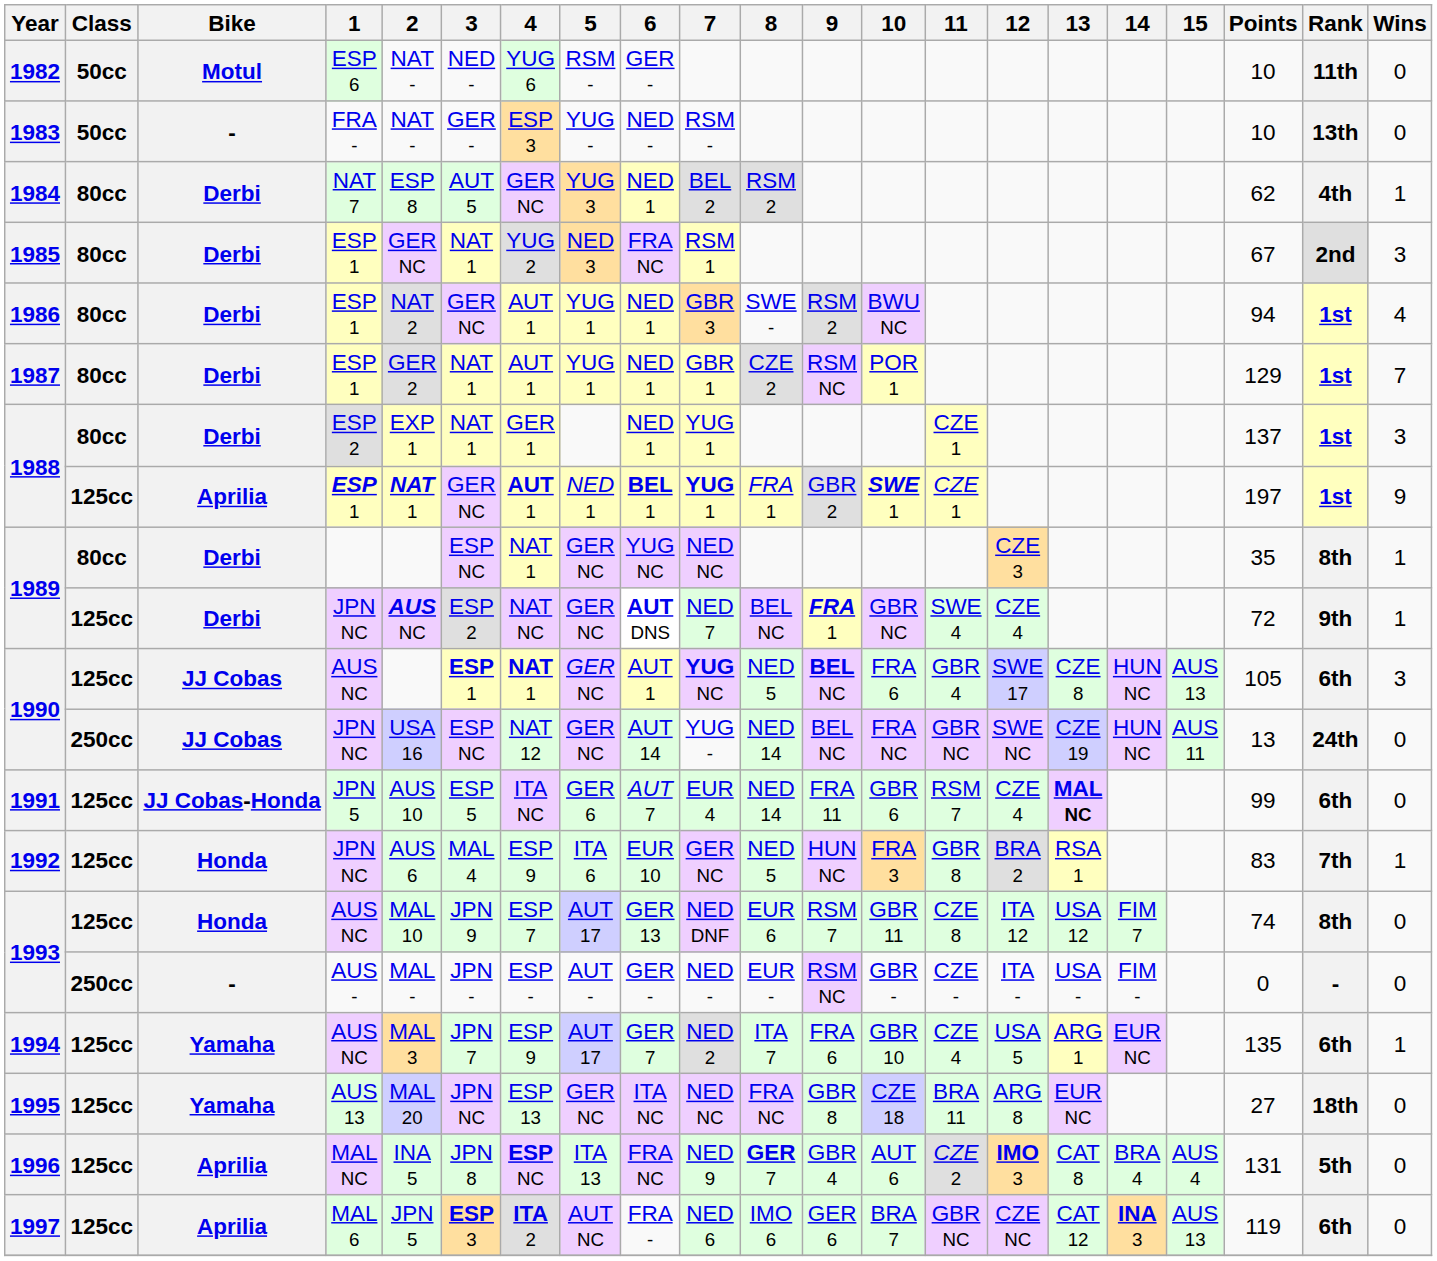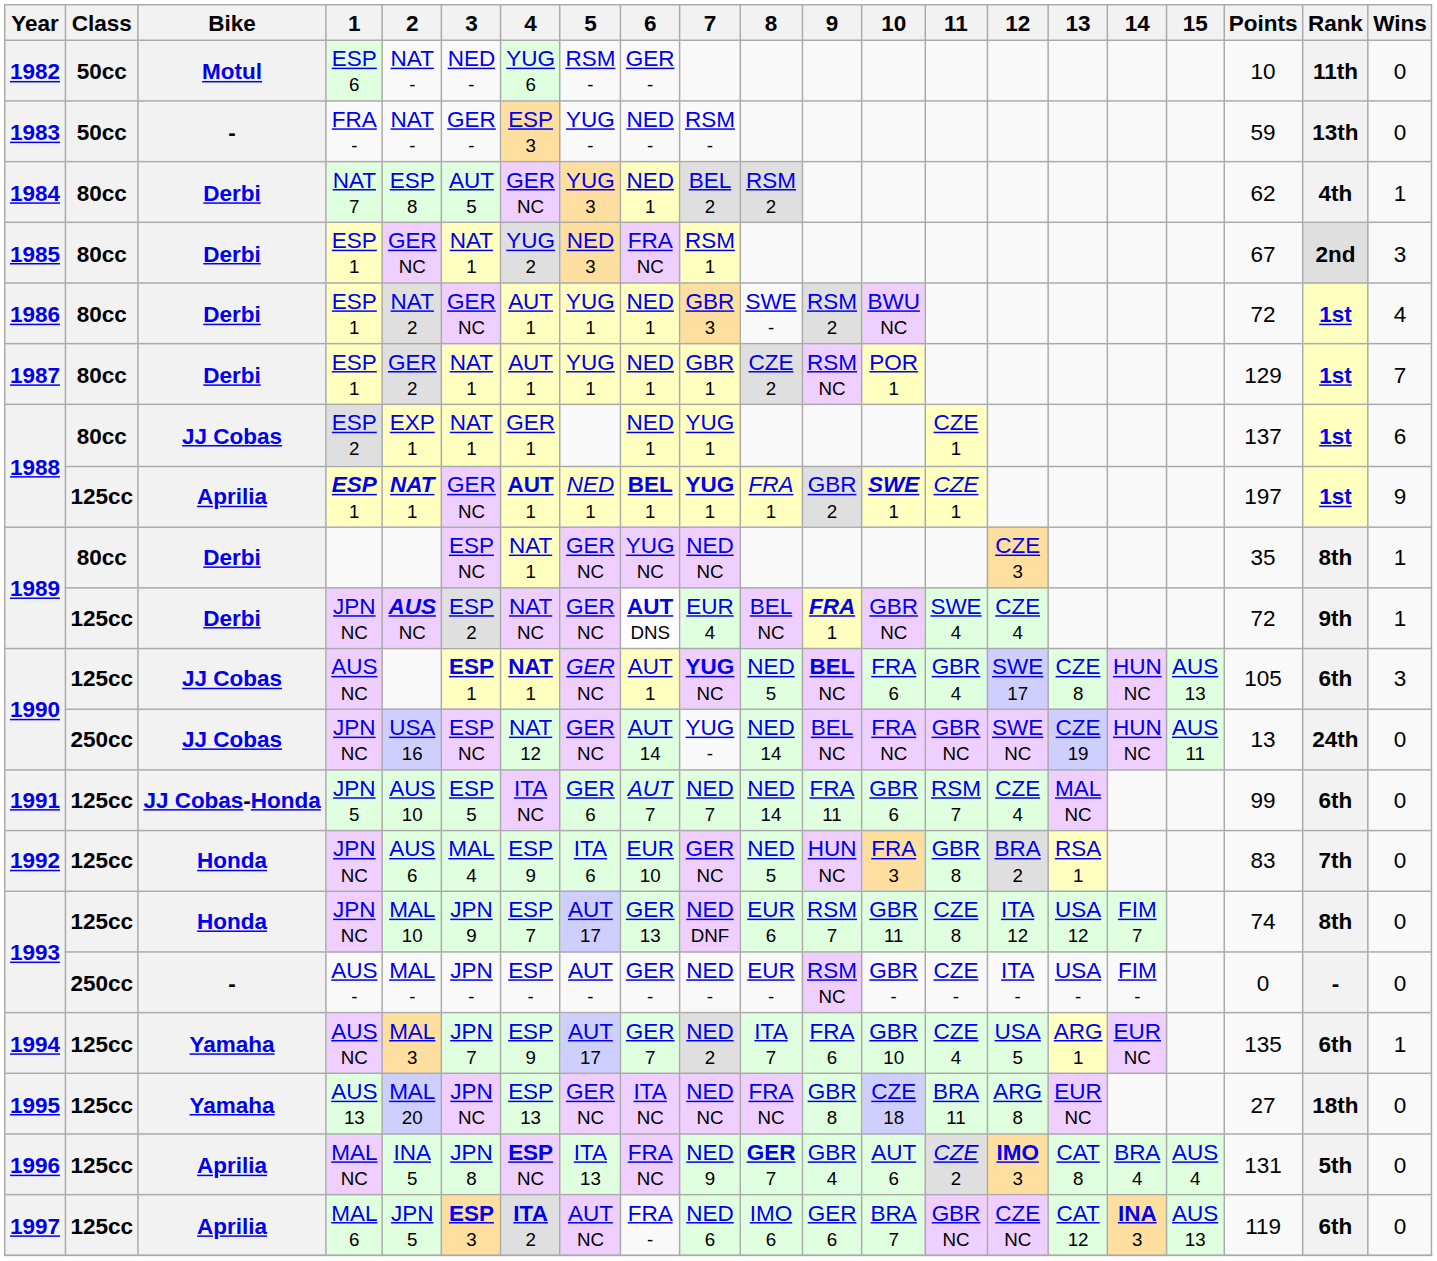(1263, 132) 10 -> (1263, 132) 59
(1263, 314) 94 -> (1263, 314) 72
(232, 436) Derbi -> (232, 436) JJ Cobas
(1400, 436) 3 -> (1400, 436) 6
(710, 618) NED 7 -> (710, 618) EUR 4
(710, 800) EUR 4 -> (710, 800) NED 7
(1078, 800) bold -> (1078, 800) normal
(1400, 861) 1 -> (1400, 861) 0
(354, 922) AUS NC -> (354, 922) JPN NC
